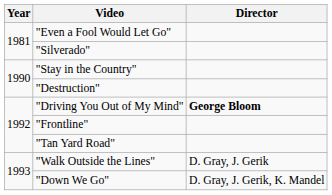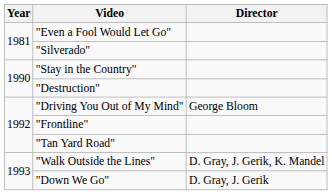(225, 106) bold -> (223, 106) normal
(229, 161) D. Gray, J. Gerik -> (257, 161) D. Gray, J. Gerik, K. Mandel
(257, 180) D. Gray, J. Gerik, K. Mandel -> (229, 180) D. Gray, J. Gerik
